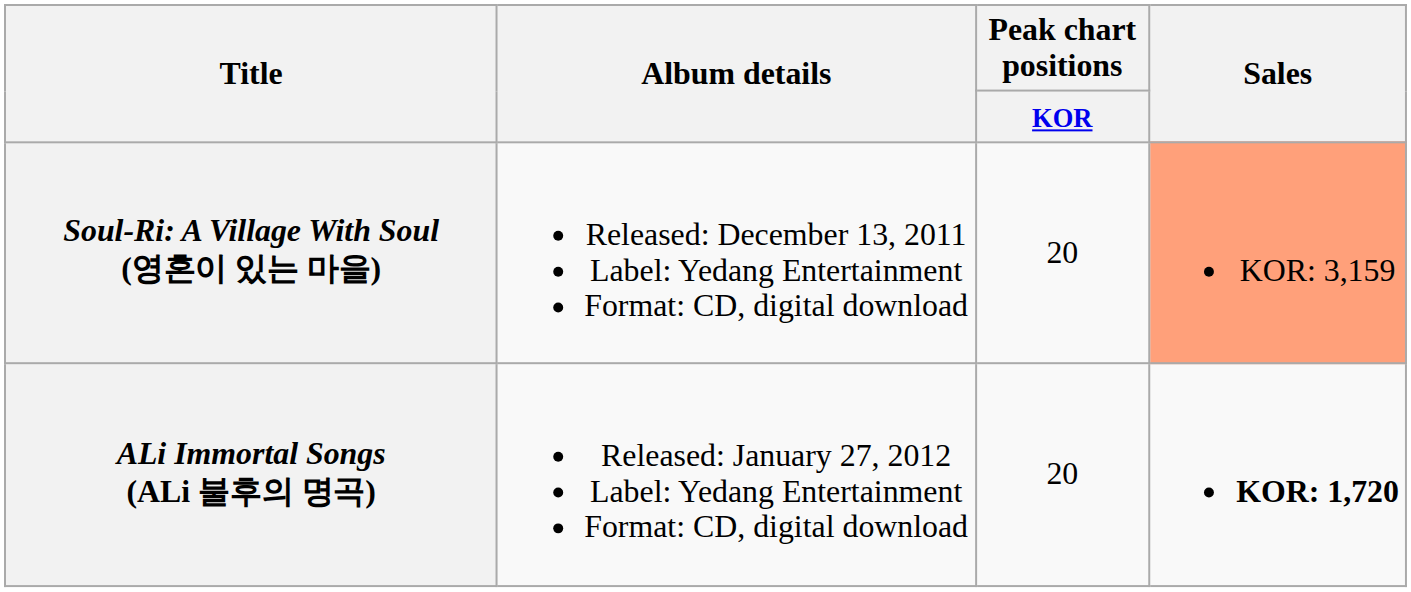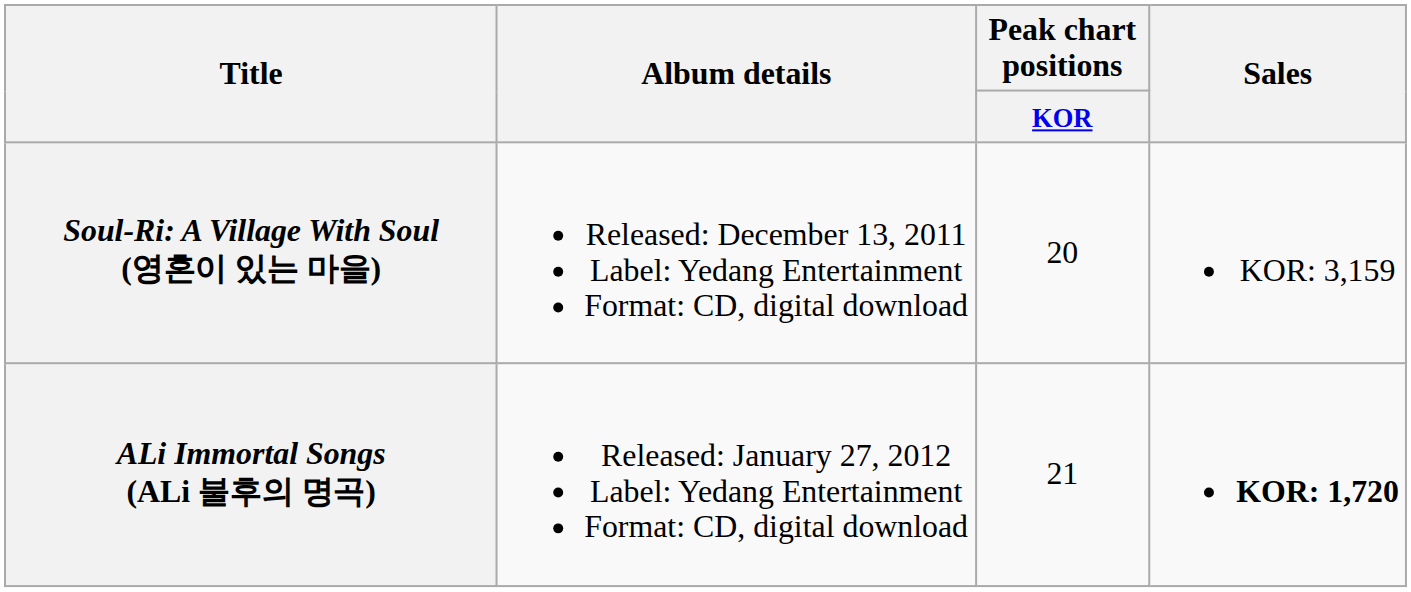(1278, 271) lightsalmon background -> (1278, 271) no background
(1062, 473) 20 -> (1062, 473) 21
